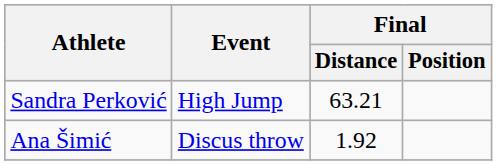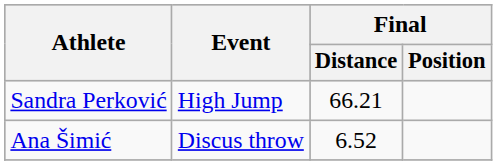(356, 100) 63.21 -> (356, 100) 66.21
(356, 139) 1.92 -> (356, 139) 6.52
